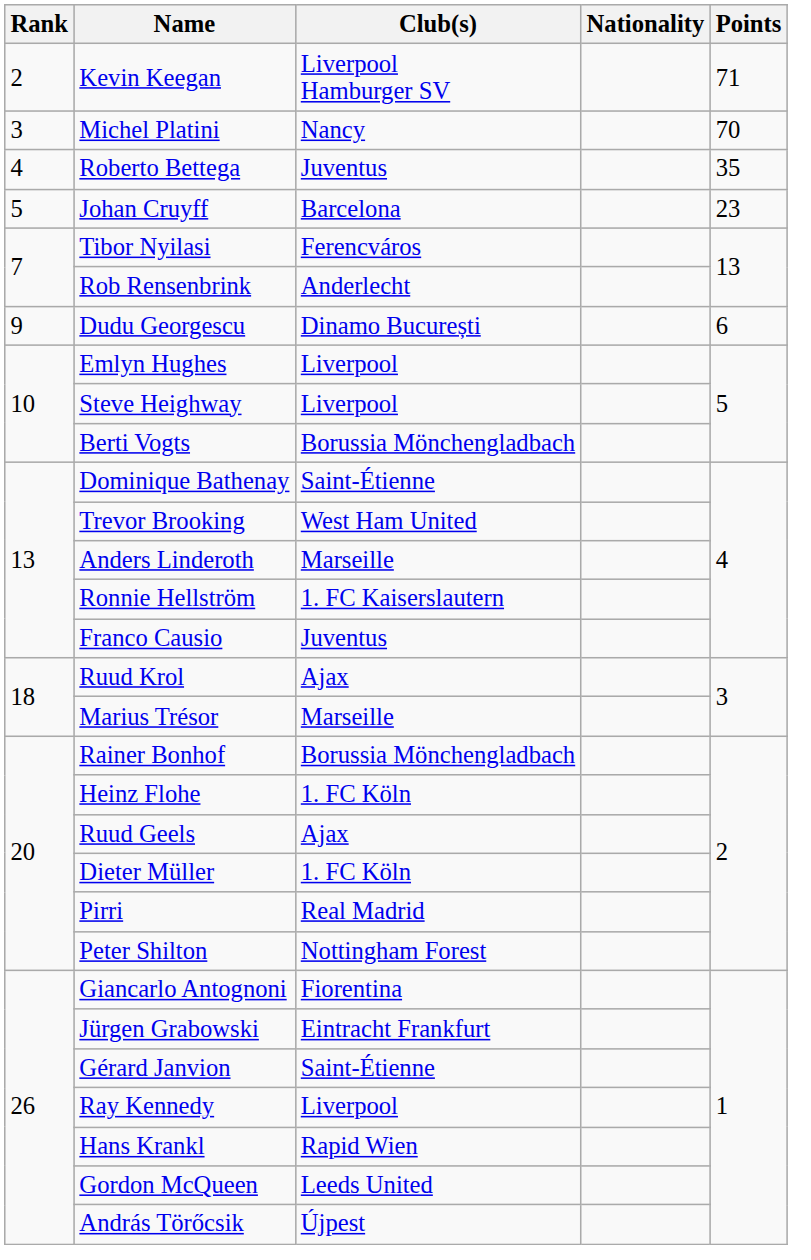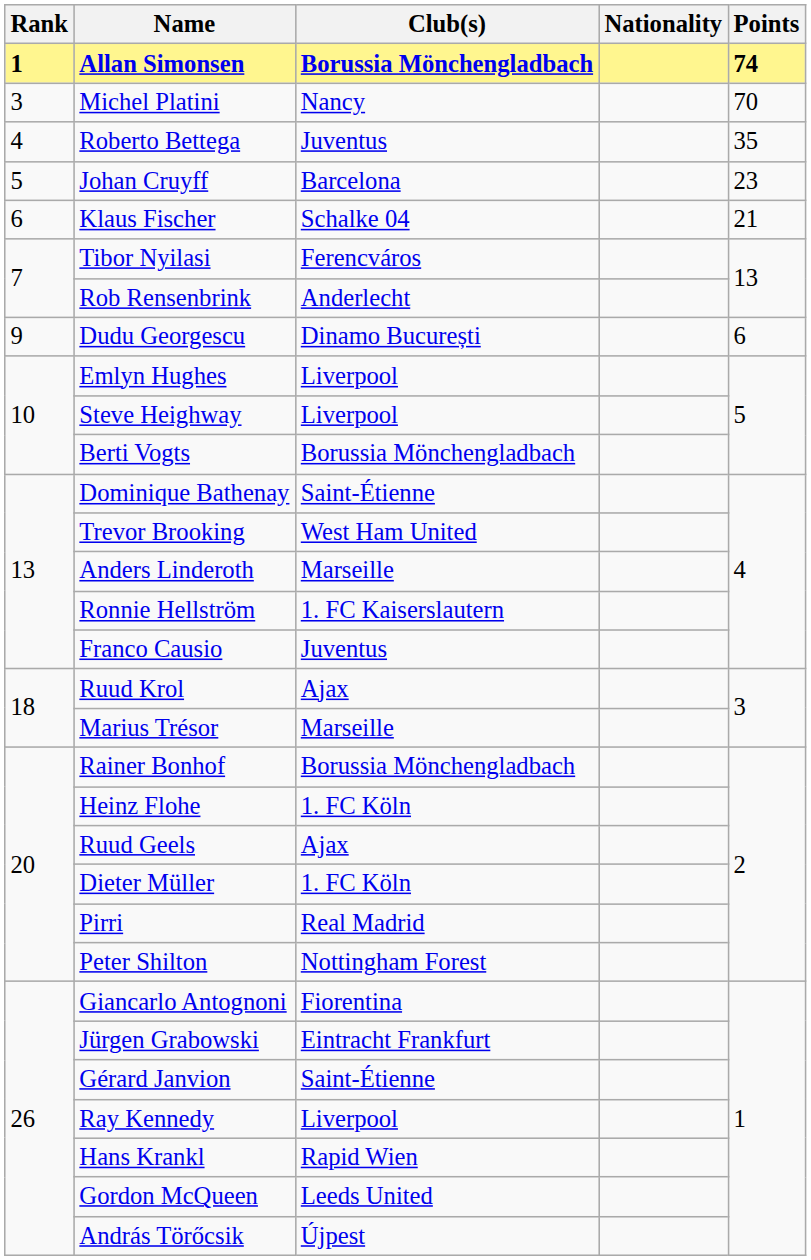+ row: (162, 63)
- row: (150, 76)
+ row: (147, 219)
